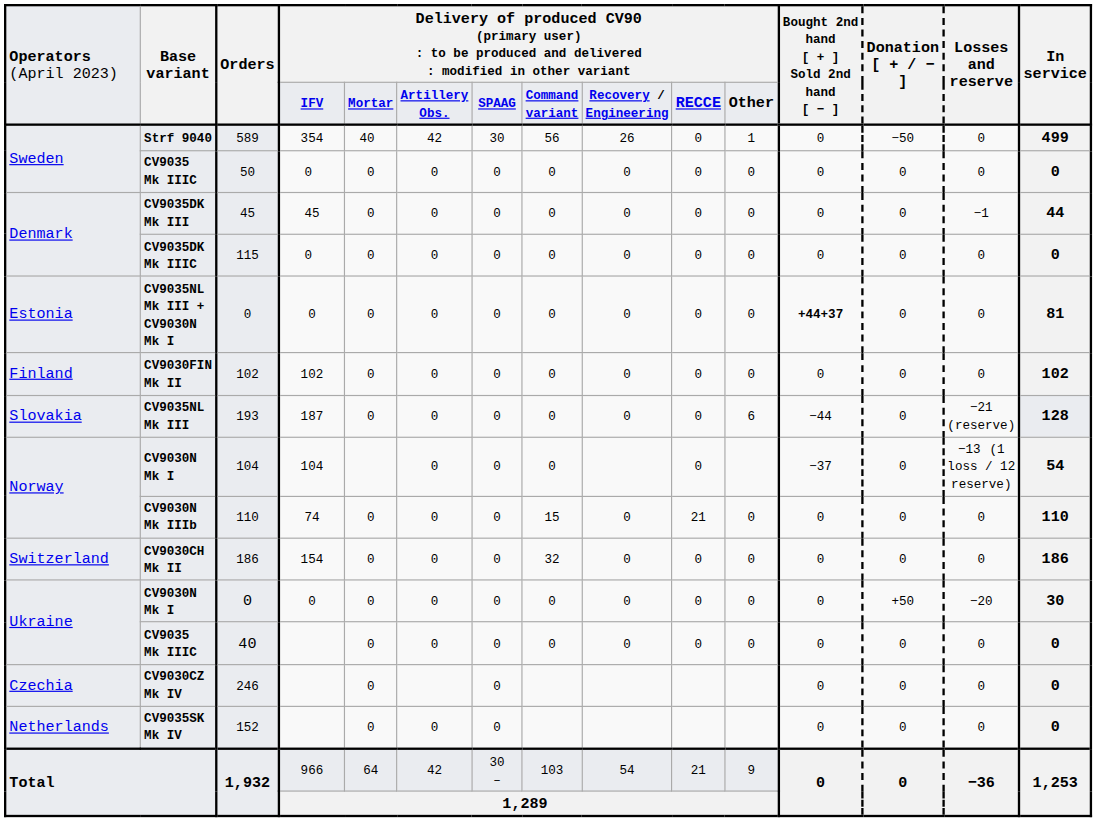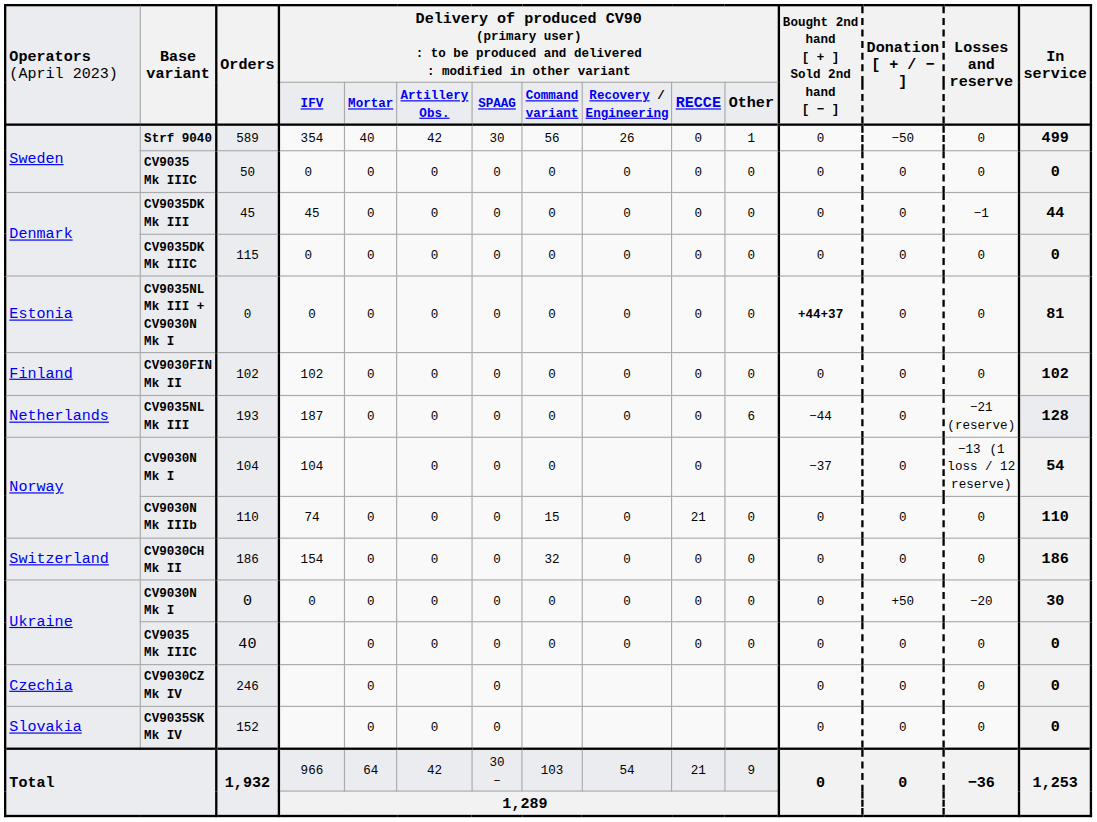(46, 416) Slovakia -> (59, 416) Netherlands
(59, 727) Netherlands -> (46, 727) Slovakia
